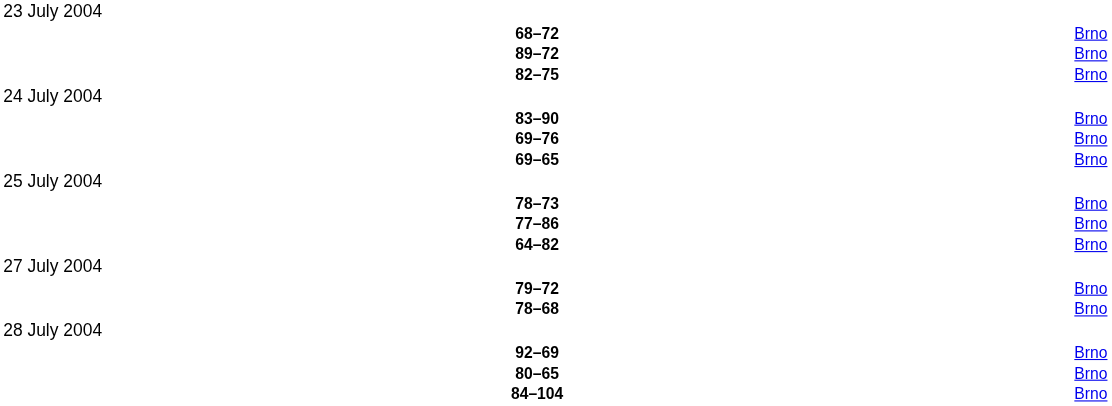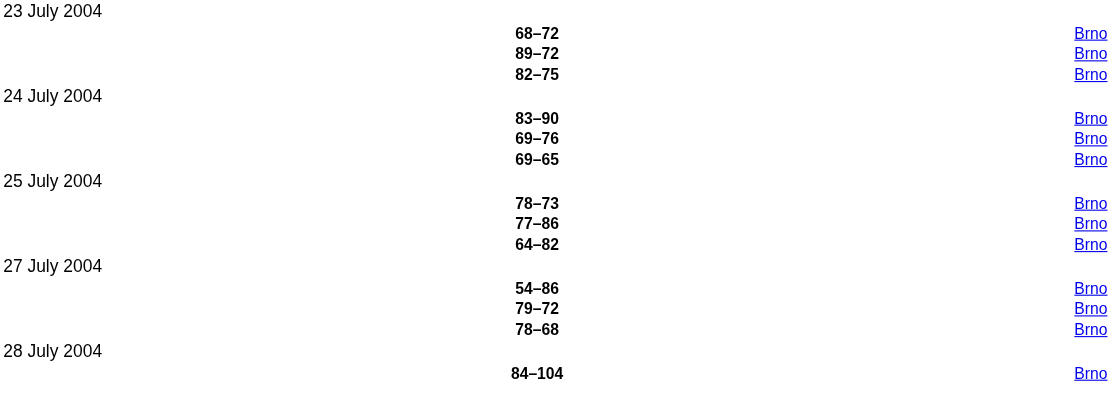+ row: (217, 288)
- row: (217, 352)
- row: (217, 373)
